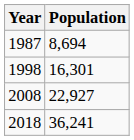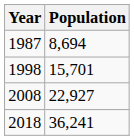(72, 69) 16,301 -> (72, 69) 15,701
